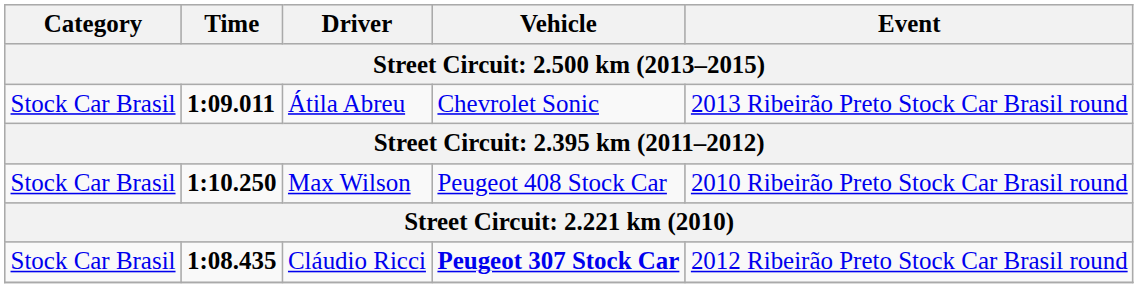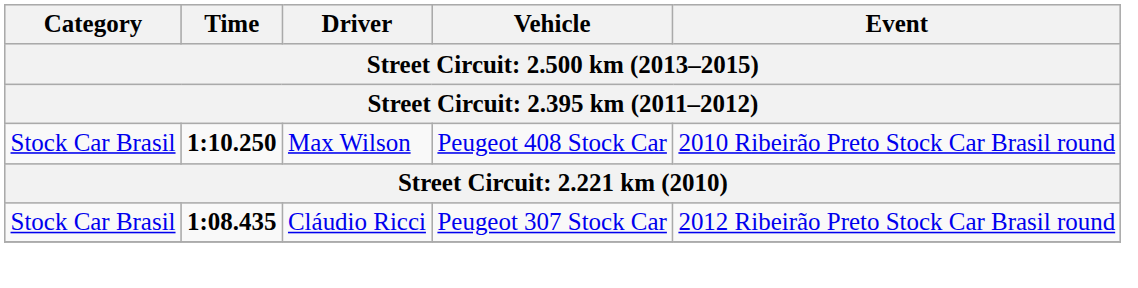- row: (347, 103)
(558, 261) bold -> (552, 222) normal
